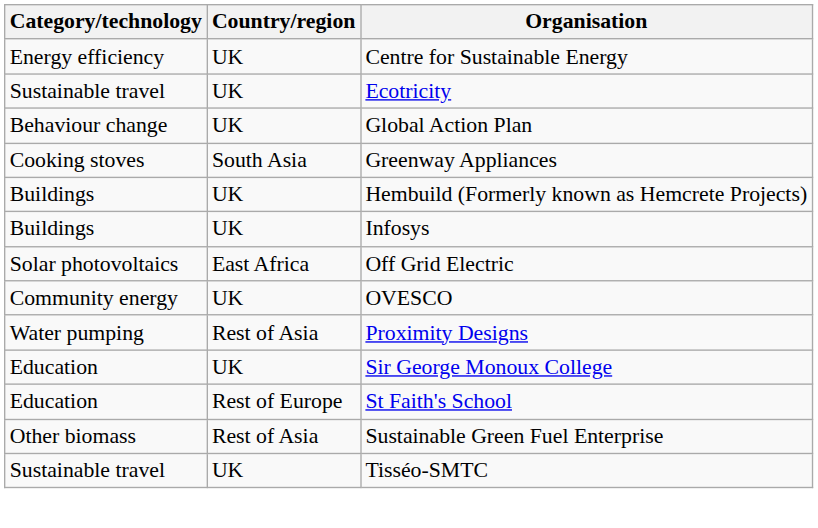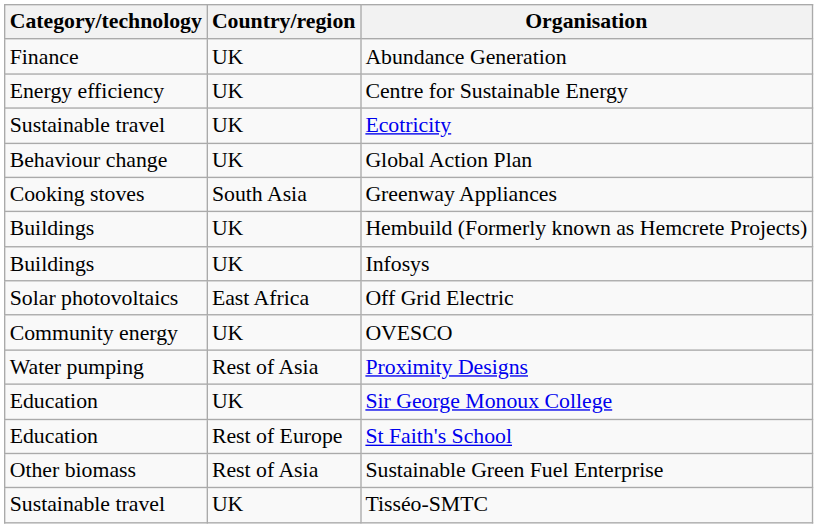+ row: (466, 56)
